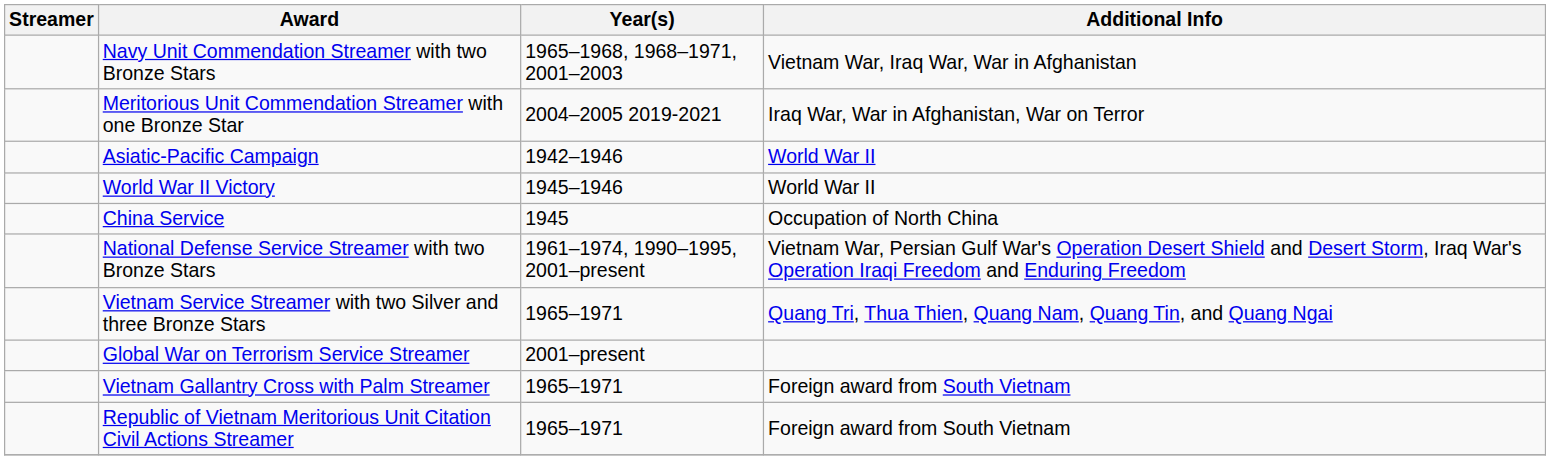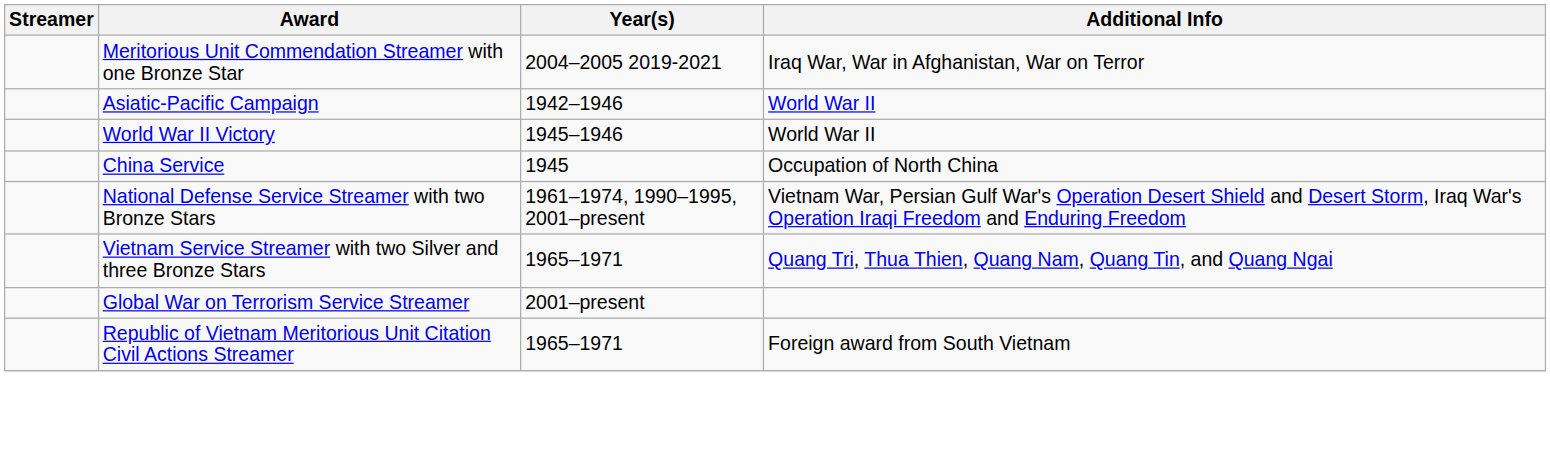- row: (295, 61)
- row: (296, 386)
